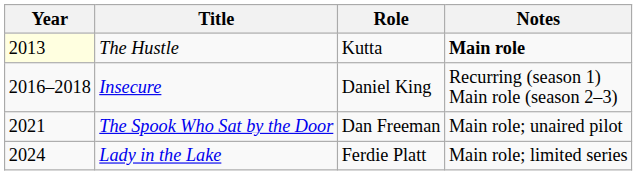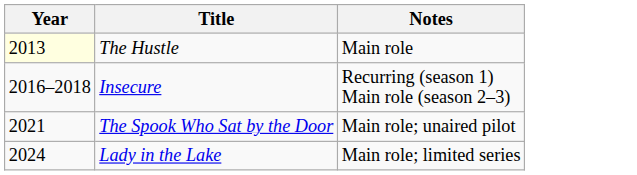- column: (391, 18)
(487, 47) bold -> (377, 47) normal
